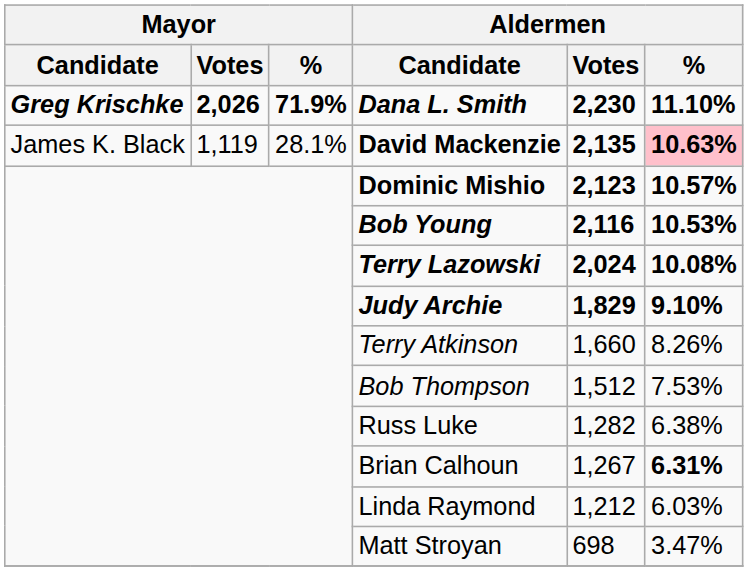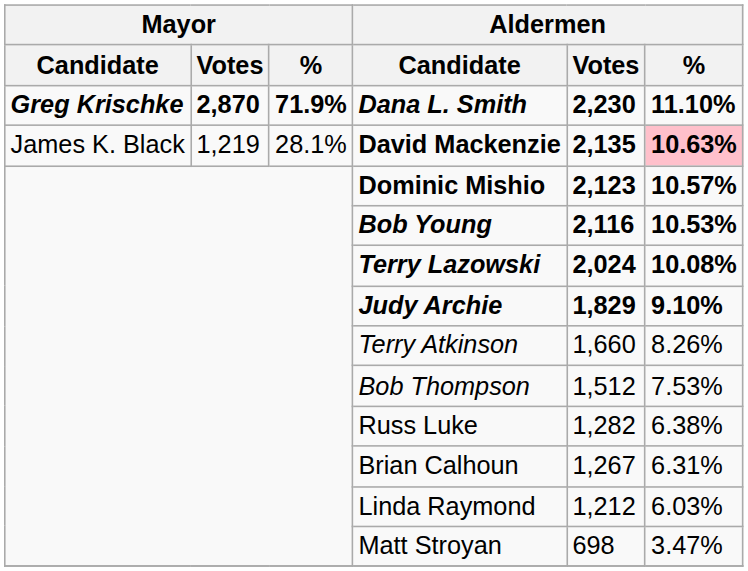(228, 105) 2,026 -> (228, 105) 2,870
(227, 145) 1,119 -> (228, 145) 1,219
(687, 465) bold -> (687, 465) normal
